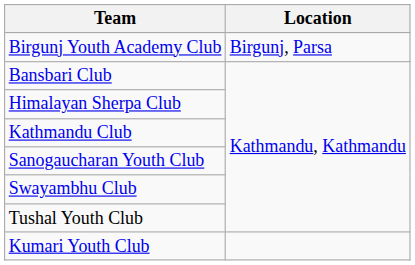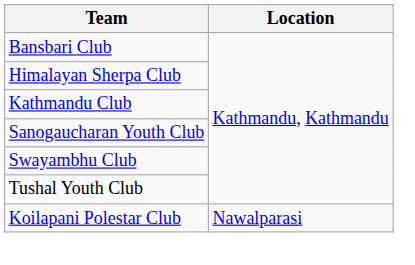- row: (115, 47)
+ row: (95, 217)
- row: (79, 246)
